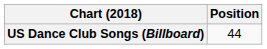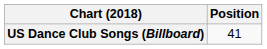(235, 34) 44 -> (235, 34) 41
